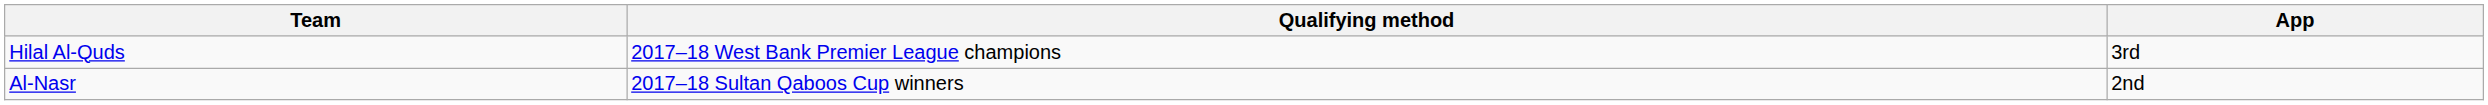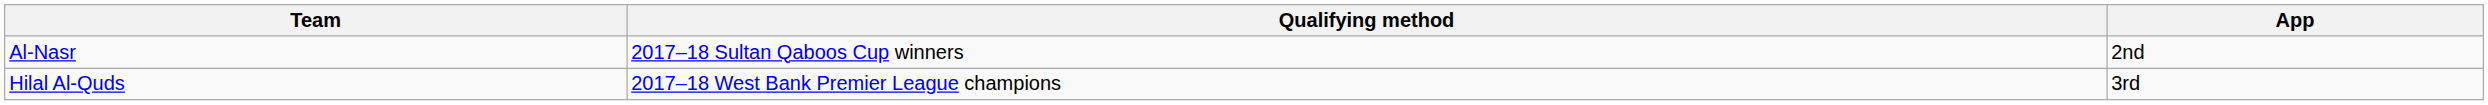rows swapped: (43, 83) <-> (67, 52)
